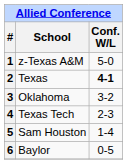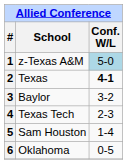(106, 61) no background -> (106, 61) lightblue background
(44, 97) Oklahoma -> (34, 97) Baylor
(34, 150) Baylor -> (44, 150) Oklahoma
